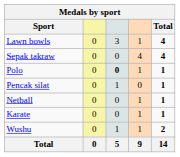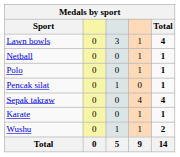rows swapped: (20, 100) <-> (31, 56)
(117, 71) bold -> (117, 71) normal
